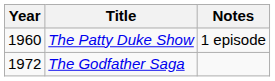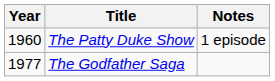(25, 64) 1972 -> (25, 64) 1977
